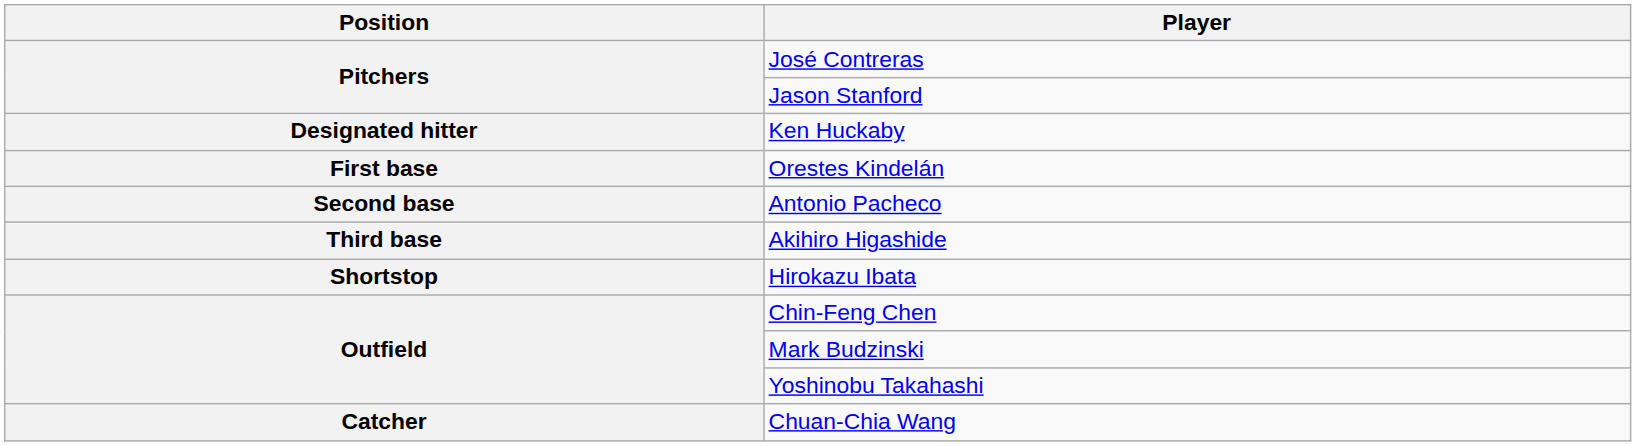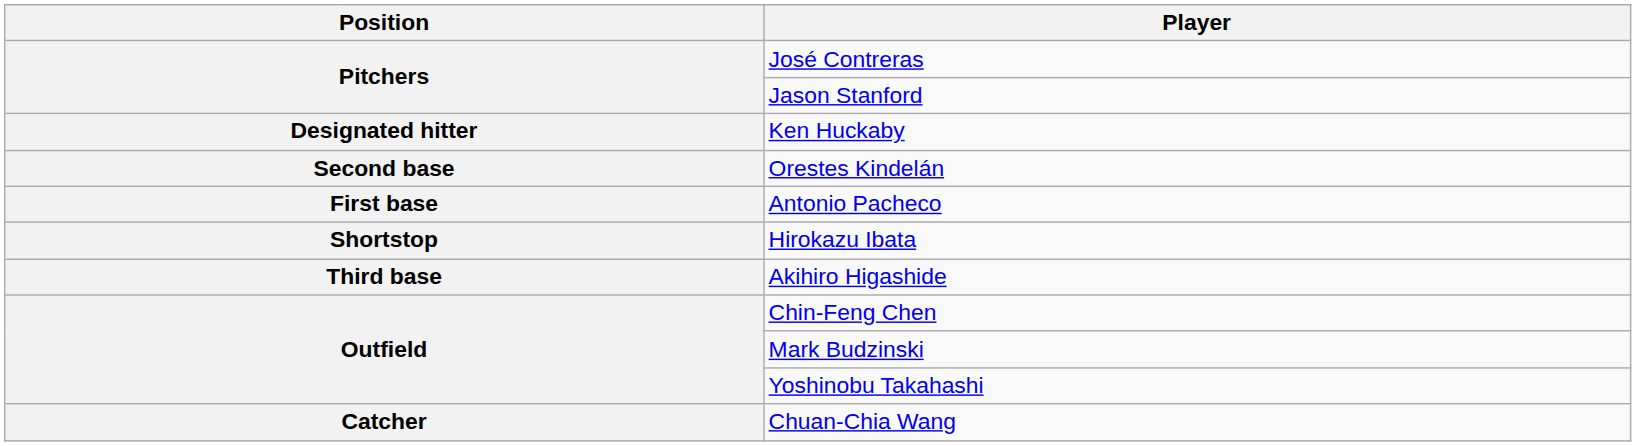(384, 167) First base -> (384, 167) Second base
(384, 204) Second base -> (384, 204) First base
rows swapped: (858, 240) <-> (842, 276)
